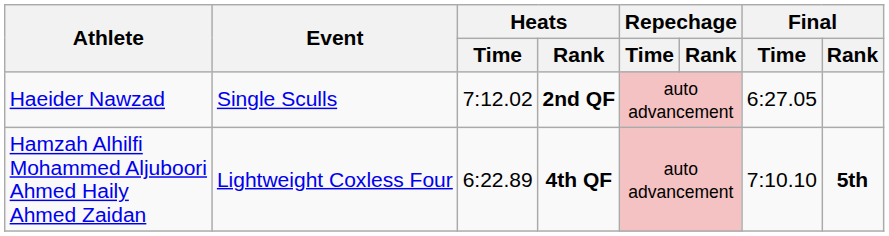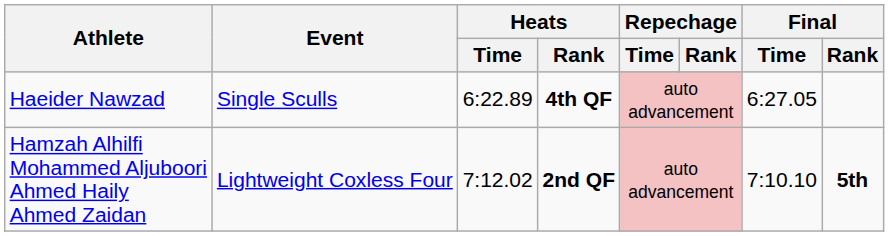(498, 100) 7:12.02 -> (498, 100) 6:22.89
(579, 100) 2nd QF -> (579, 100) 4th QF
(498, 180) 6:22.89 -> (498, 180) 7:12.02
(579, 180) 4th QF -> (579, 180) 2nd QF
